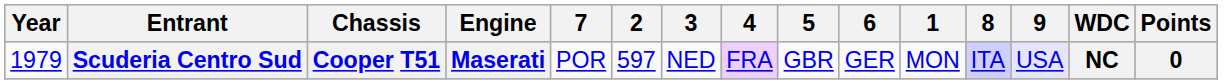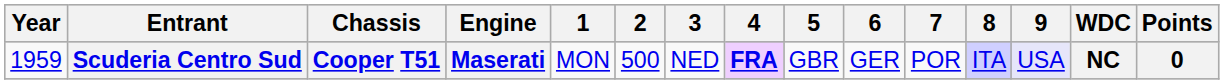columns swapped: (933, 24) <-> (581, 24)
(36, 60) 1979 -> (36, 60) 1959
(636, 60) 597 -> (640, 60) 500
(750, 60) normal -> (754, 60) bold
